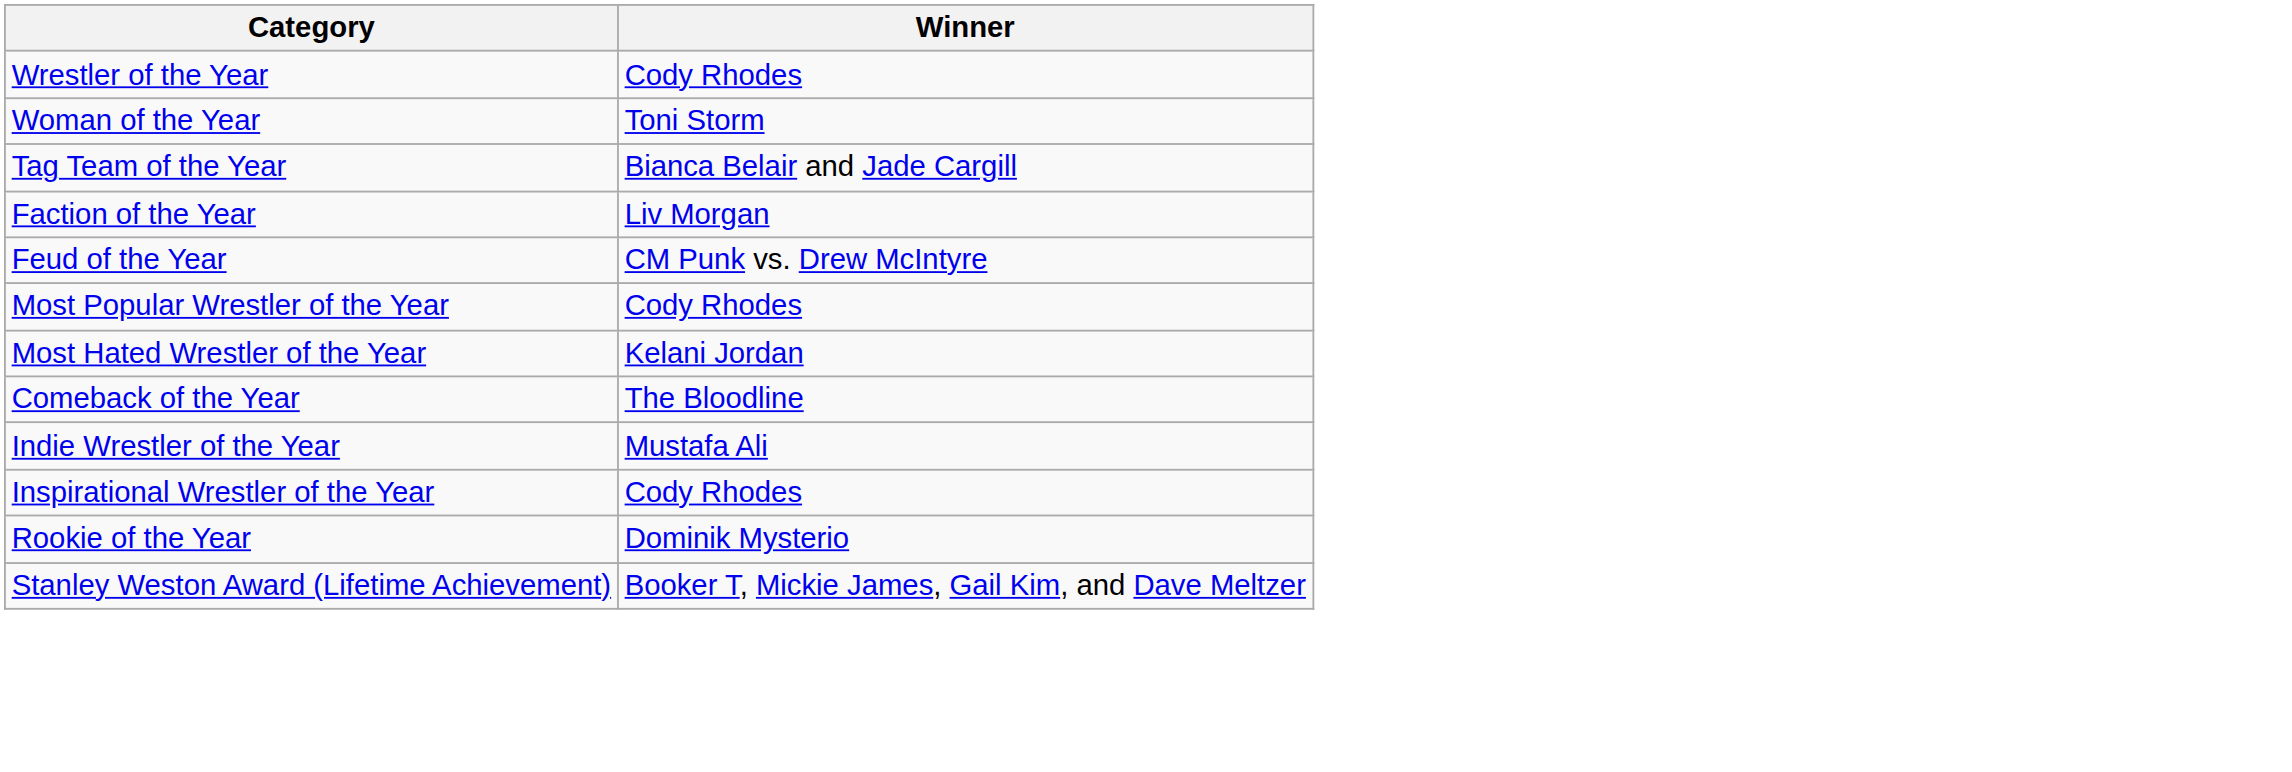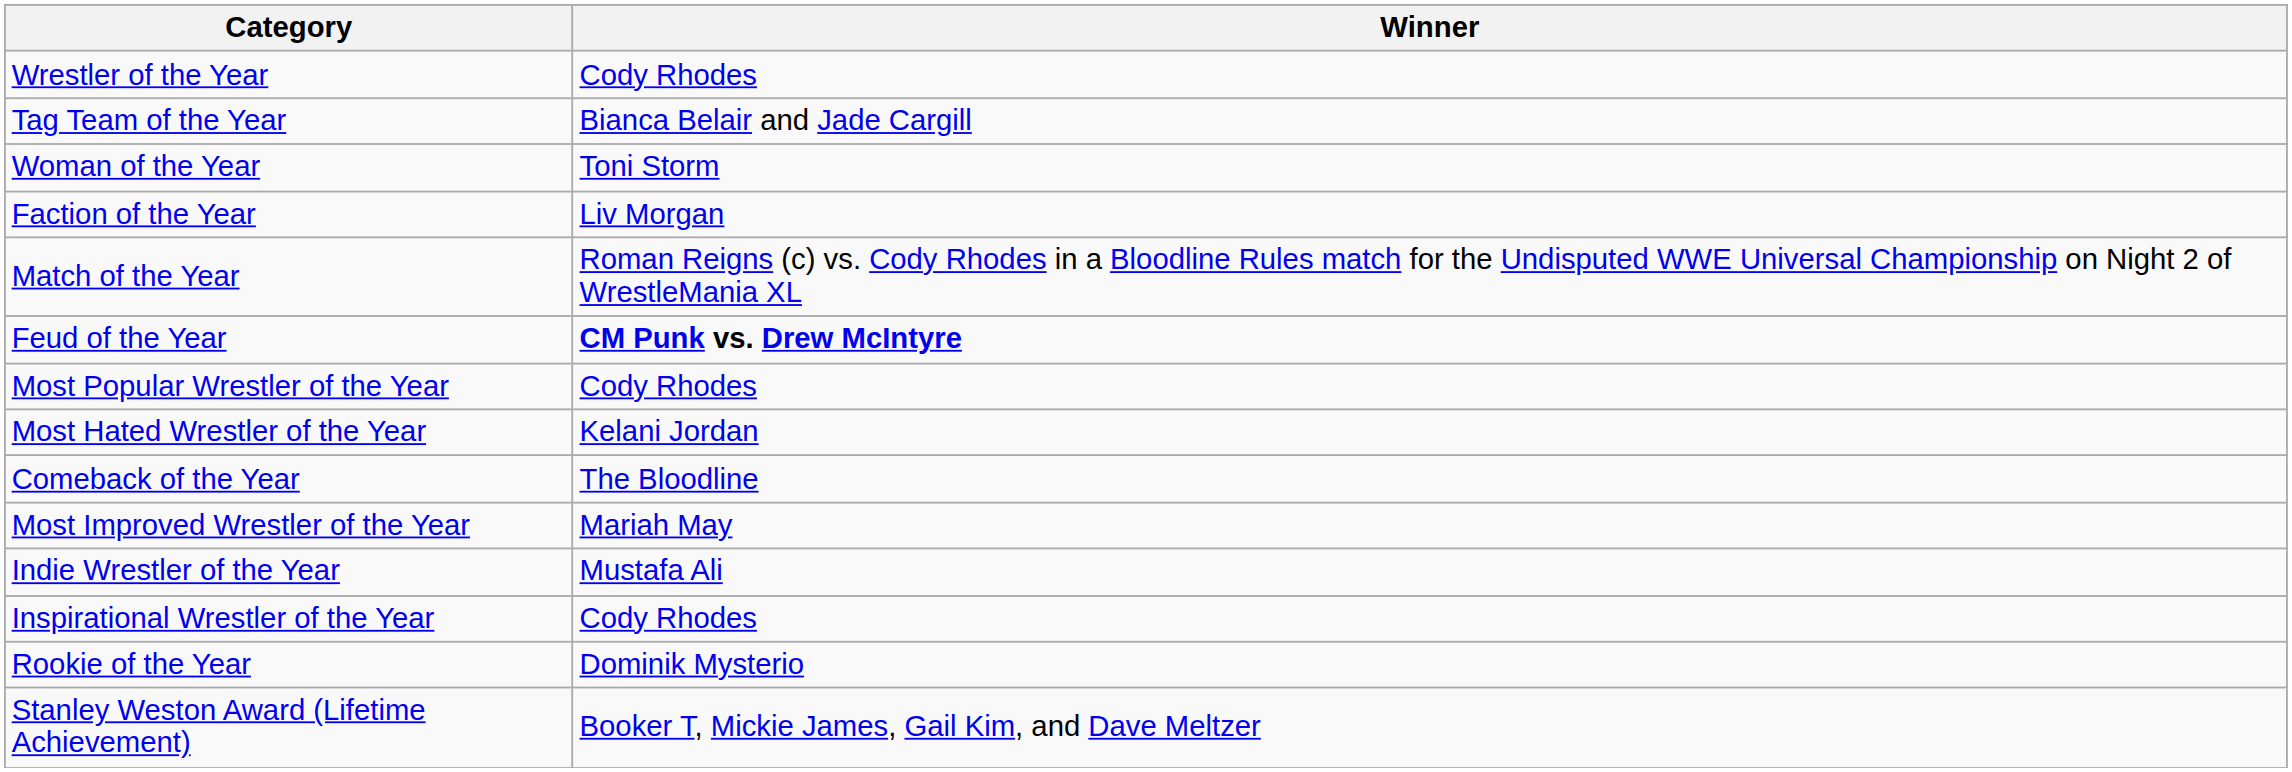rows swapped: (136, 120) <-> (149, 167)
+ row: (126, 276)
(806, 259) normal -> (771, 339) bold
+ row: (241, 525)
